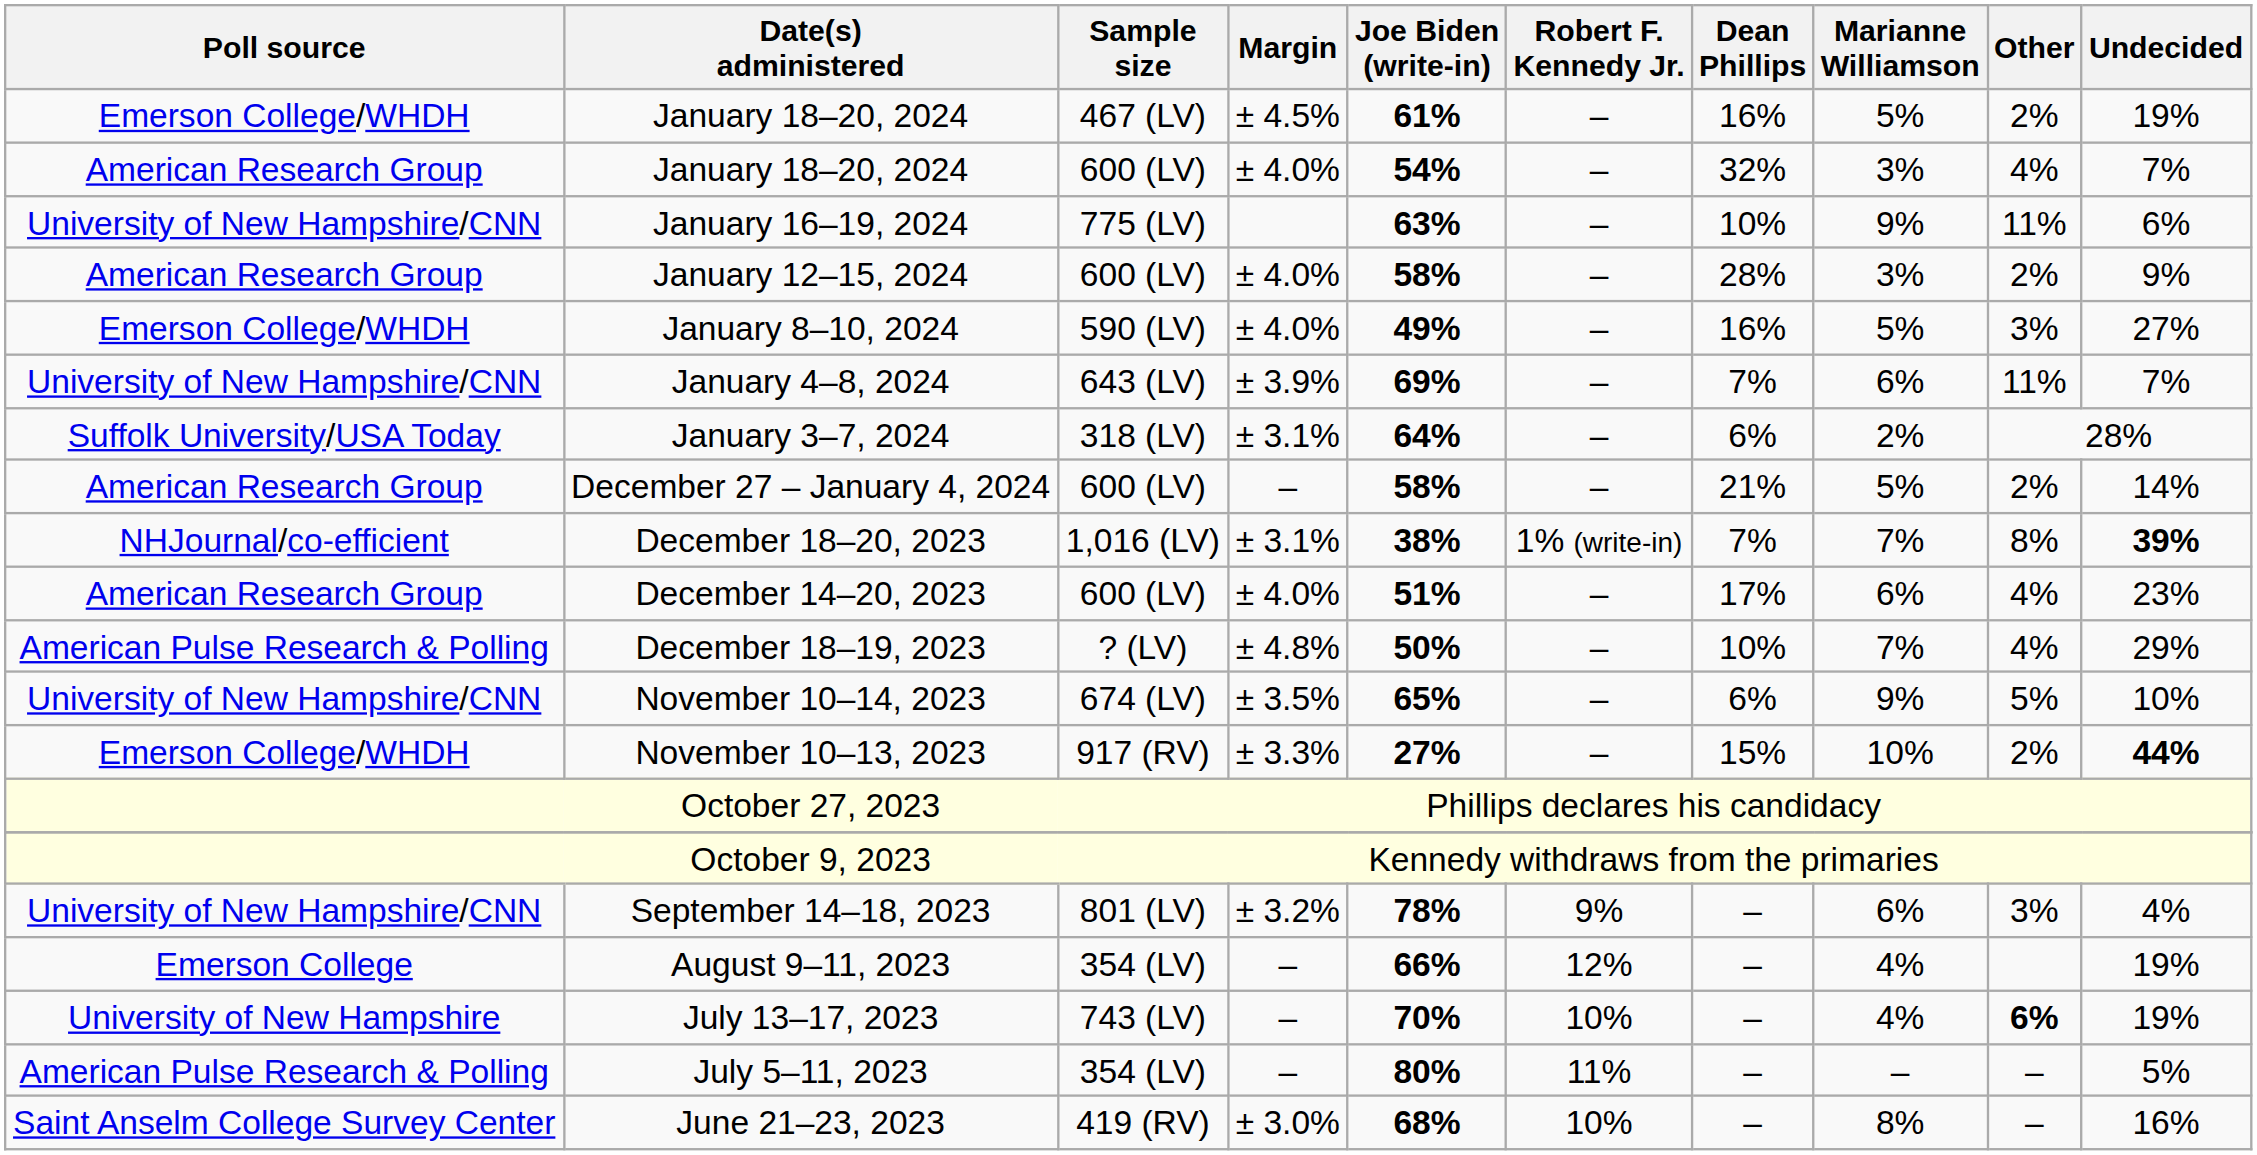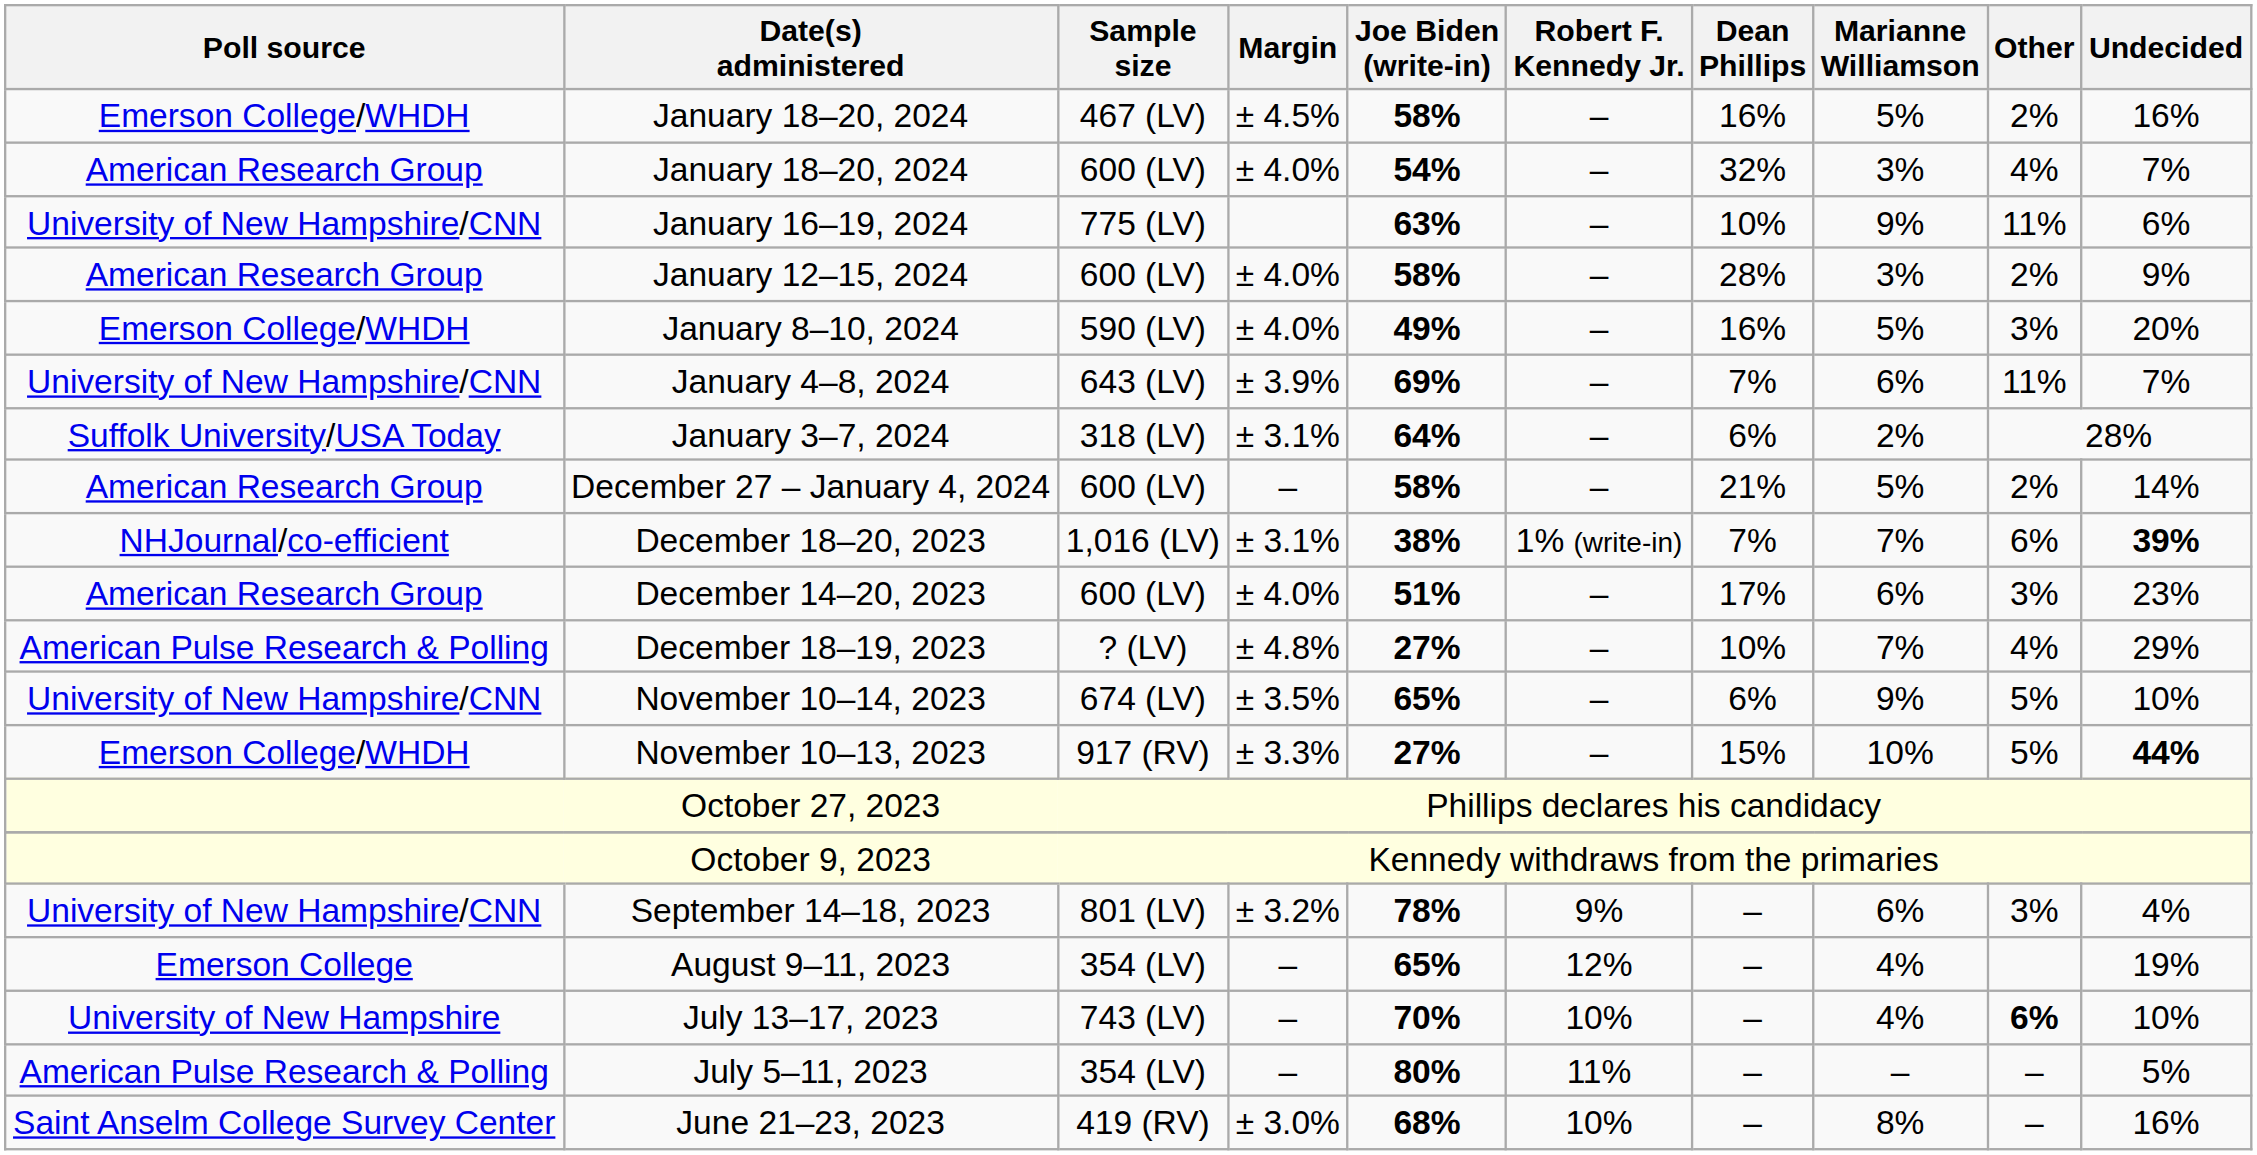(1427, 116) 61% -> (1427, 116) 58%
(2166, 116) 19% -> (2166, 116) 16%
(2166, 328) 27% -> (2166, 328) 20%
(2034, 540) 8% -> (2034, 540) 6%
(2034, 593) 4% -> (2034, 593) 3%
(1427, 646) 50% -> (1427, 646) 27%
(2034, 752) 2% -> (2034, 752) 5%
(1427, 964) 66% -> (1427, 964) 65%
(2166, 1017) 19% -> (2166, 1017) 10%
